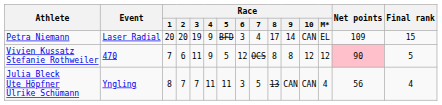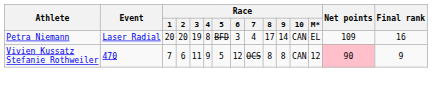(210, 37) 9 -> (208, 37) 8
(411, 37) 15 -> (401, 37) 16
(309, 55) 12 -> (299, 55) CAN
(411, 55) 5 -> (401, 55) 9
- row: (43, 84)
